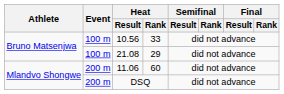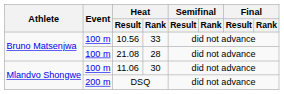(156, 54) 29 -> (156, 54) 28
(98, 68) 200 m -> (98, 68) 100 m
(156, 68) 60 -> (156, 68) 30
